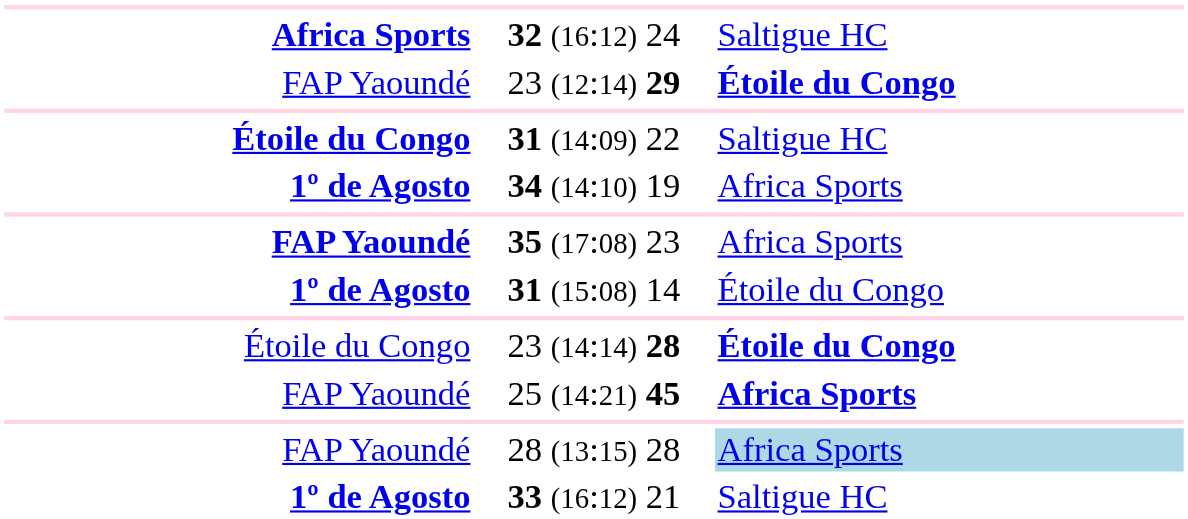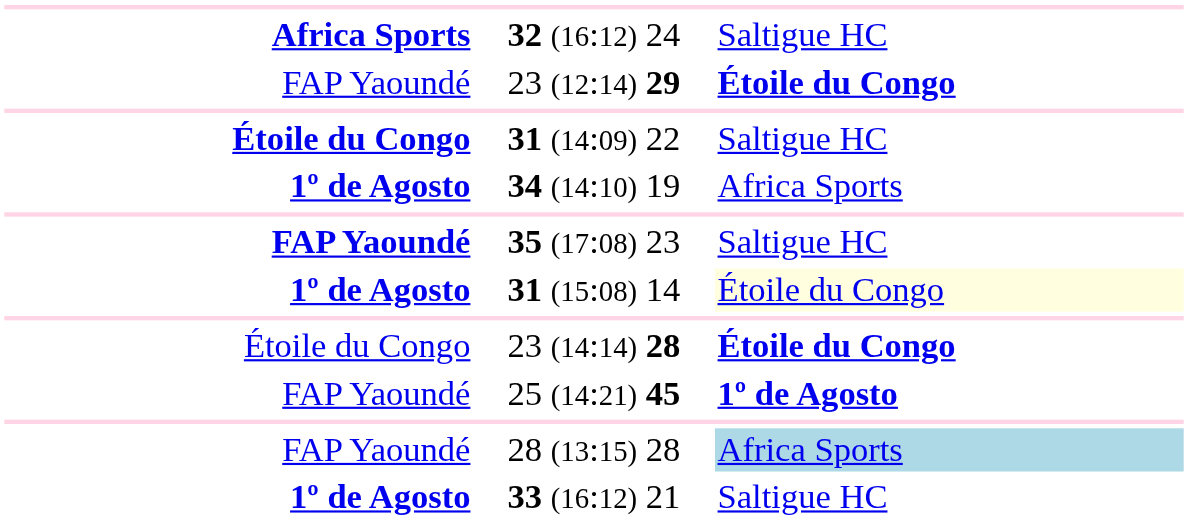(810, 241) Africa Sports -> (802, 241) Saltigue HC
(831, 289) no background -> (831, 289) lightyellow background
(817, 393) Africa Sports -> (808, 393) 1º de Agosto
